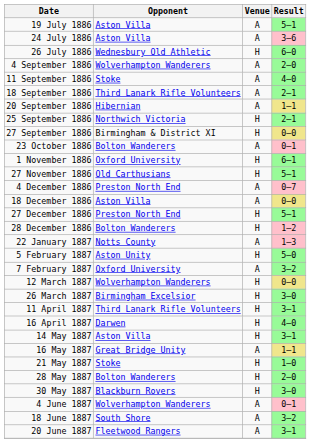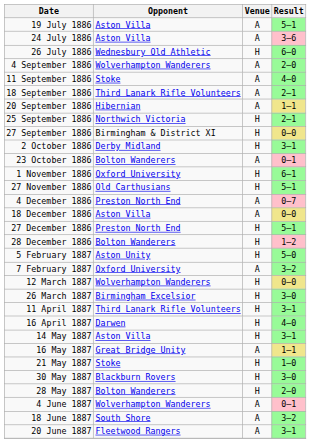+ row: (56, 147)
- row: (54, 242)
rows swapped: (64, 377) <-> (64, 391)
